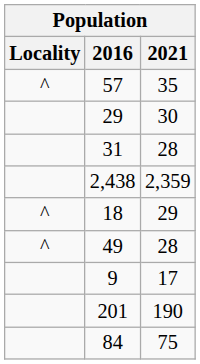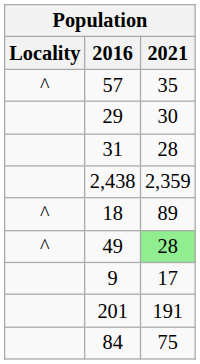(168, 213) 29 -> (168, 213) 89
(168, 246) no background -> (168, 246) lightgreen background
(168, 310) 190 -> (168, 310) 191
